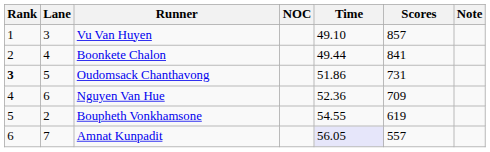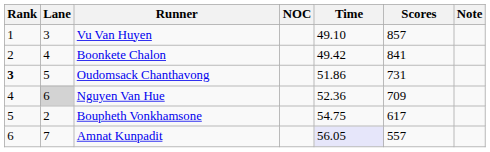(331, 55) 49.44 -> (331, 55) 49.42
(46, 95) no background -> (46, 95) lightgrey background
(331, 116) 54.55 -> (331, 116) 54.75
(397, 116) 619 -> (397, 116) 617
